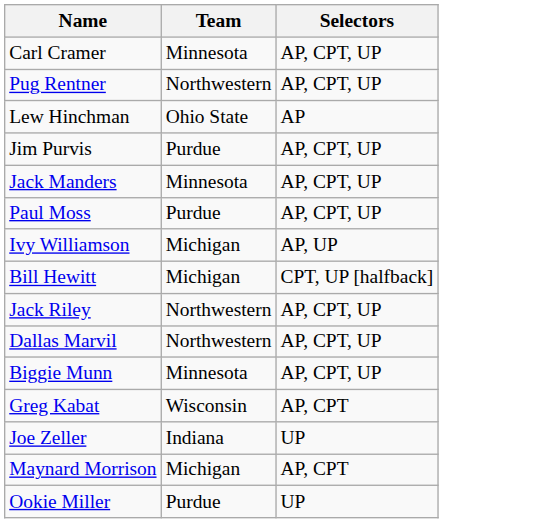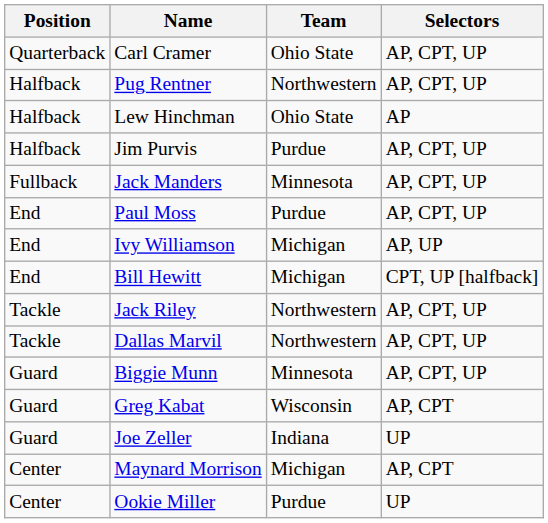+ column: (57, 20)
(207, 52) Minnesota -> (312, 52) Ohio State
